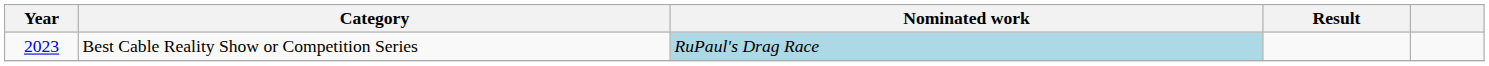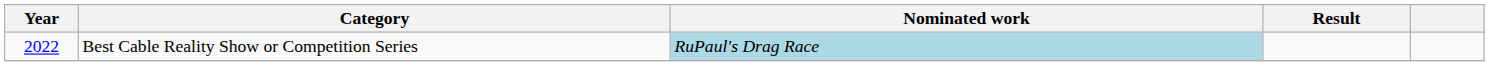(42, 46) 2023 -> (42, 46) 2022
